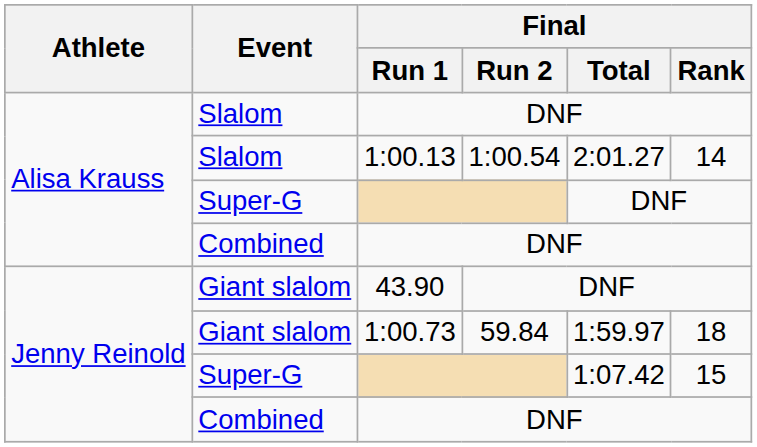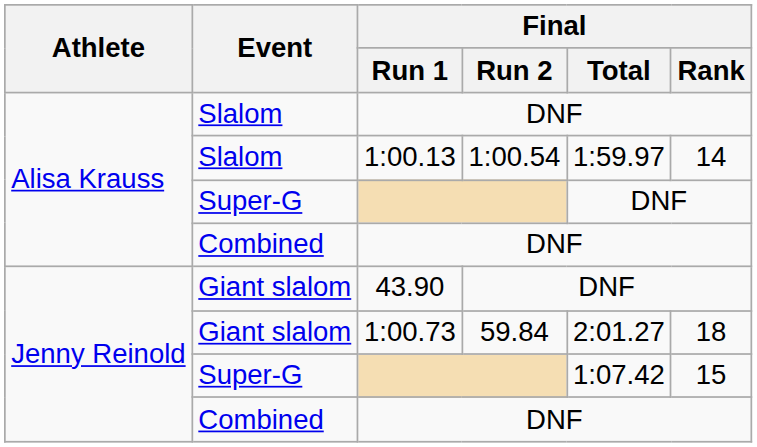(619, 157) 2:01.27 -> (619, 157) 1:59.97
(619, 331) 1:59.97 -> (619, 331) 2:01.27
